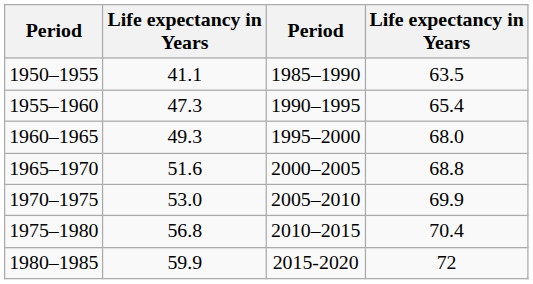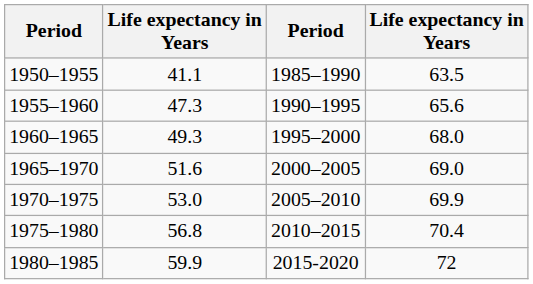(447, 105) 65.4 -> (447, 105) 65.6
(447, 168) 68.8 -> (447, 168) 69.0
